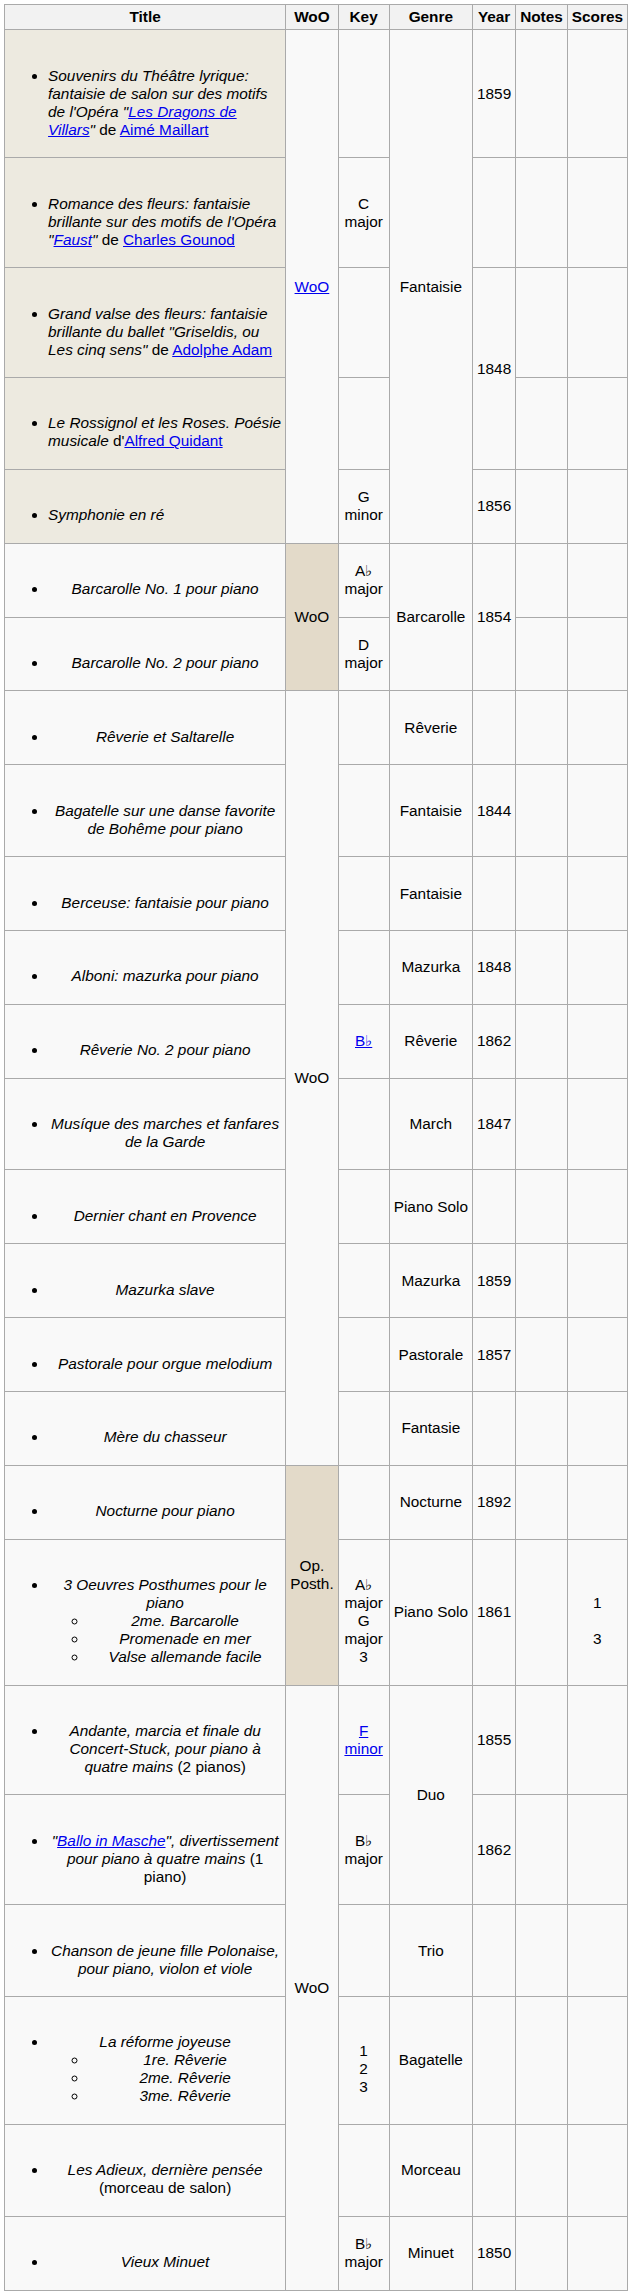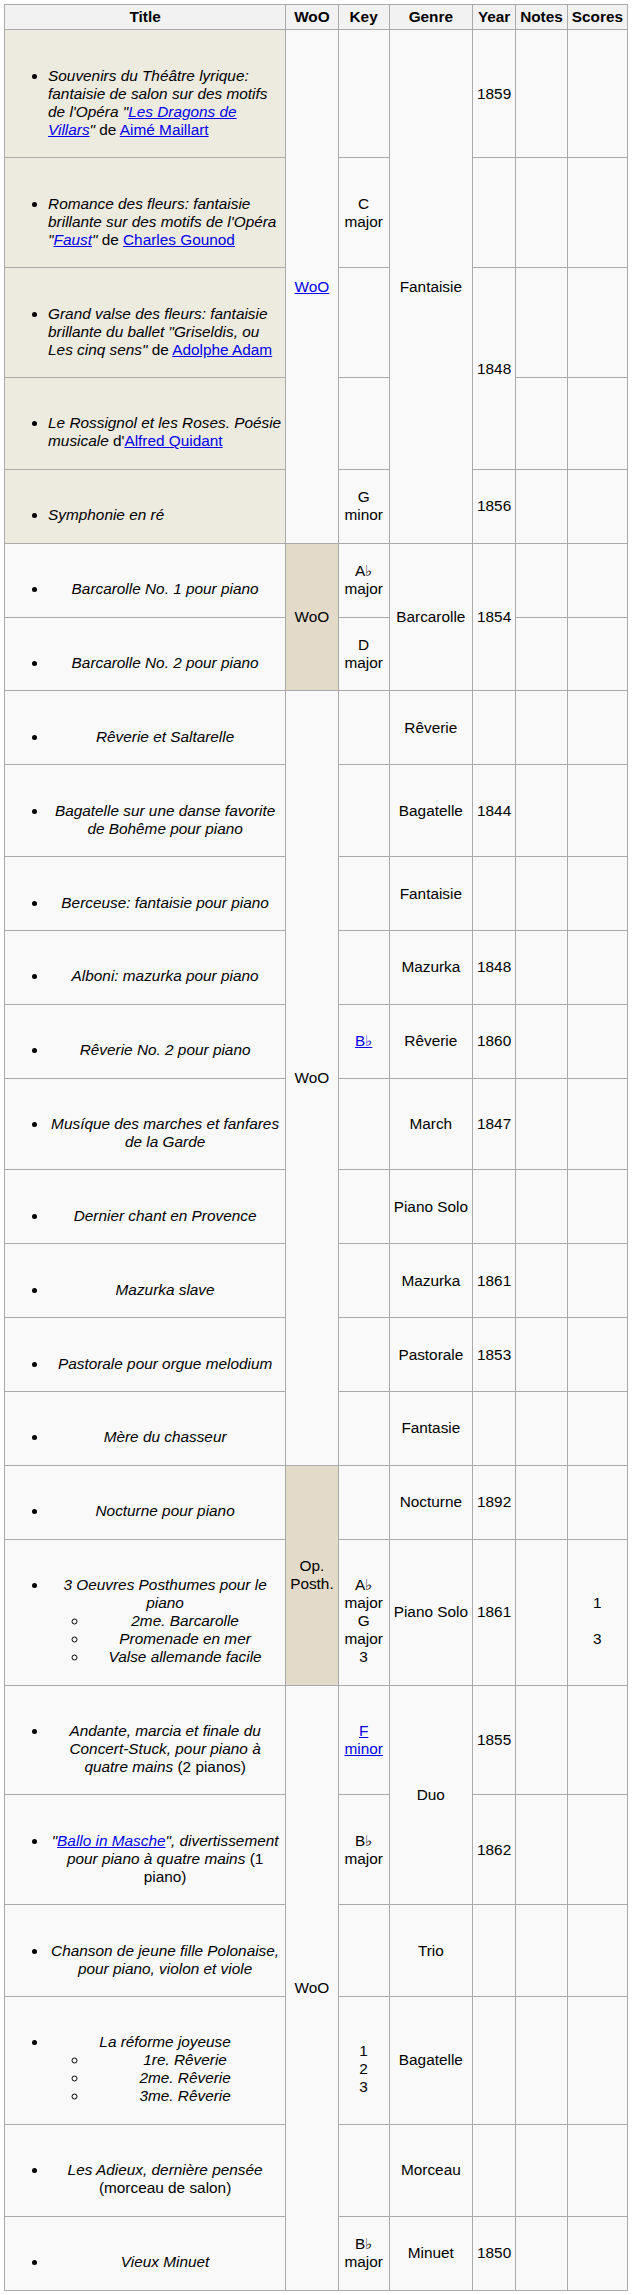(431, 810) Fantaisie -> (431, 810) Bagatelle
(494, 1041) 1862 -> (494, 1041) 1860
(494, 1280) 1859 -> (494, 1280) 1861
(494, 1354) 1857 -> (494, 1354) 1853
